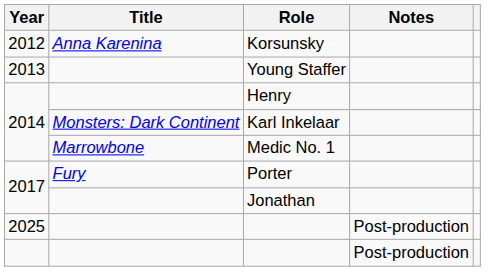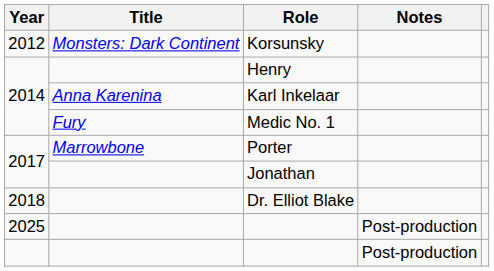(107, 43) Anna Karenina -> (146, 43) Monsters: Dark Continent
- row: (27, 69)
(146, 122) Monsters: Dark Continent -> (107, 95) Anna Karenina
(98, 148) Marrowbone -> (69, 122) Fury
(69, 174) Fury -> (98, 148) Marrowbone
+ row: (27, 200)
